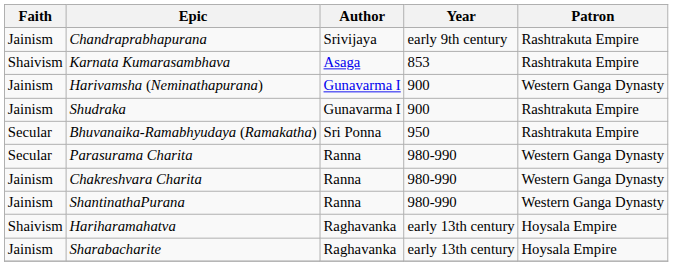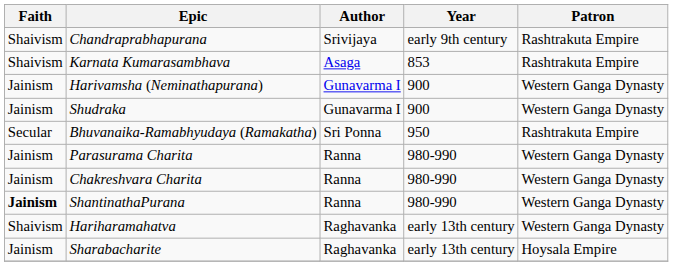(30, 39) Jainism -> (35, 39) Shaivism
(580, 109) Rashtrakuta Empire -> (593, 109) Western Ganga Dynasty
(30, 156) Secular -> (30, 156) Jainism
(30, 202) normal -> (32, 202) bold
(569, 226) Hoysala Empire -> (593, 226) Western Ganga Dynasty
